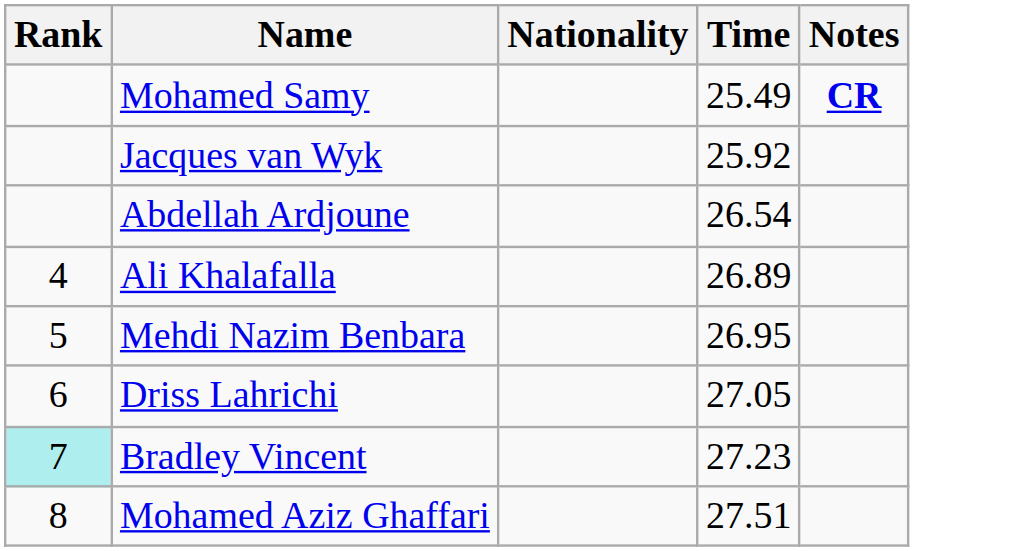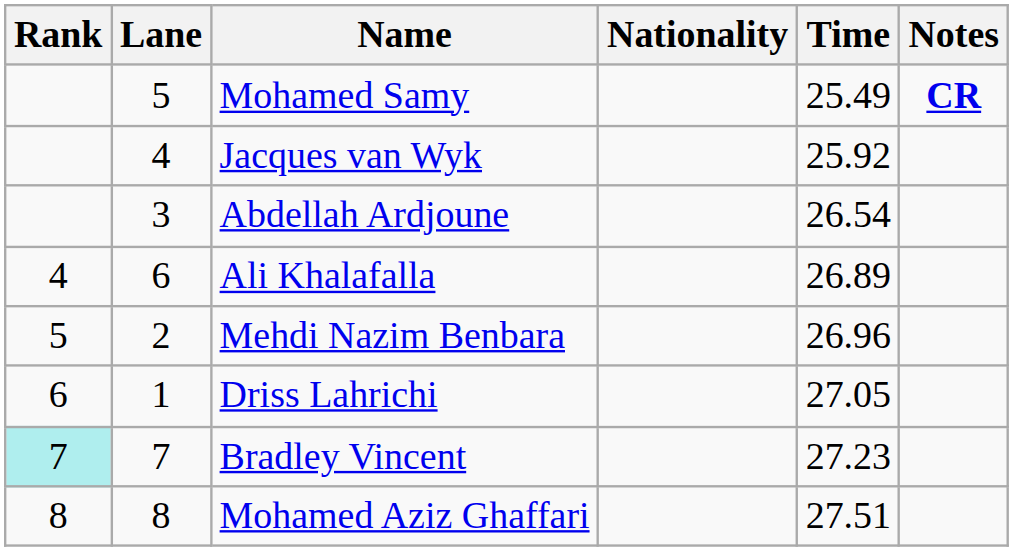+ column: (161, 34)
(749, 335) 26.95 -> (848, 335) 26.96
